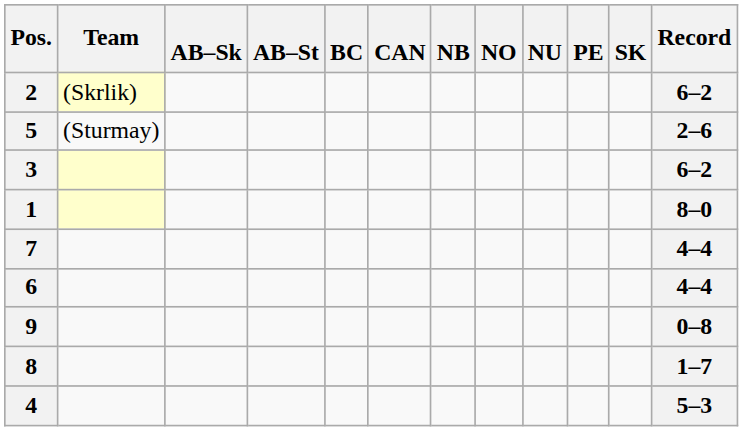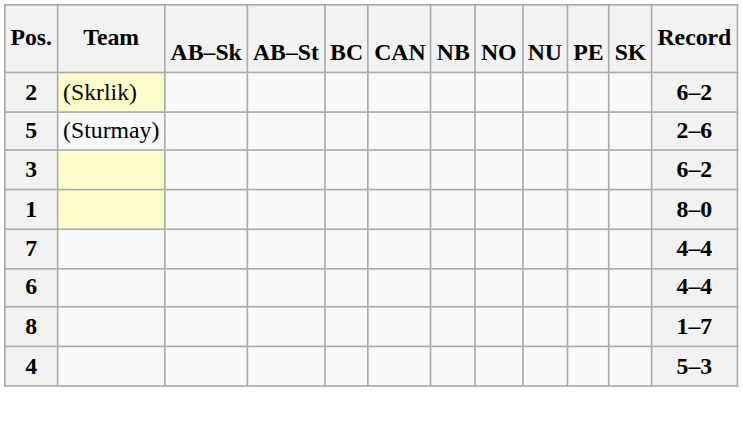- row: (31, 326)
